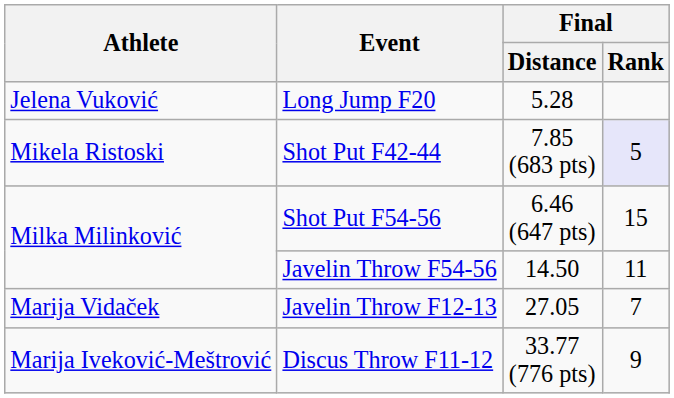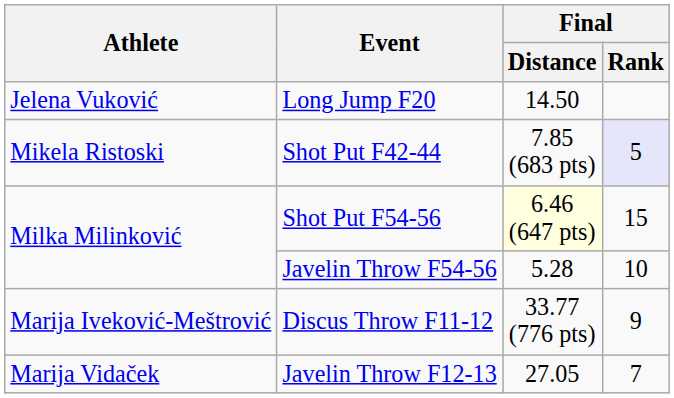(552, 100) 5.28 -> (552, 100) 14.50
(552, 217) no background -> (552, 217) lightyellow background
(552, 269) 14.50 -> (552, 269) 5.28
(636, 269) 11 -> (636, 269) 10
rows swapped: (388, 359) <-> (390, 307)
